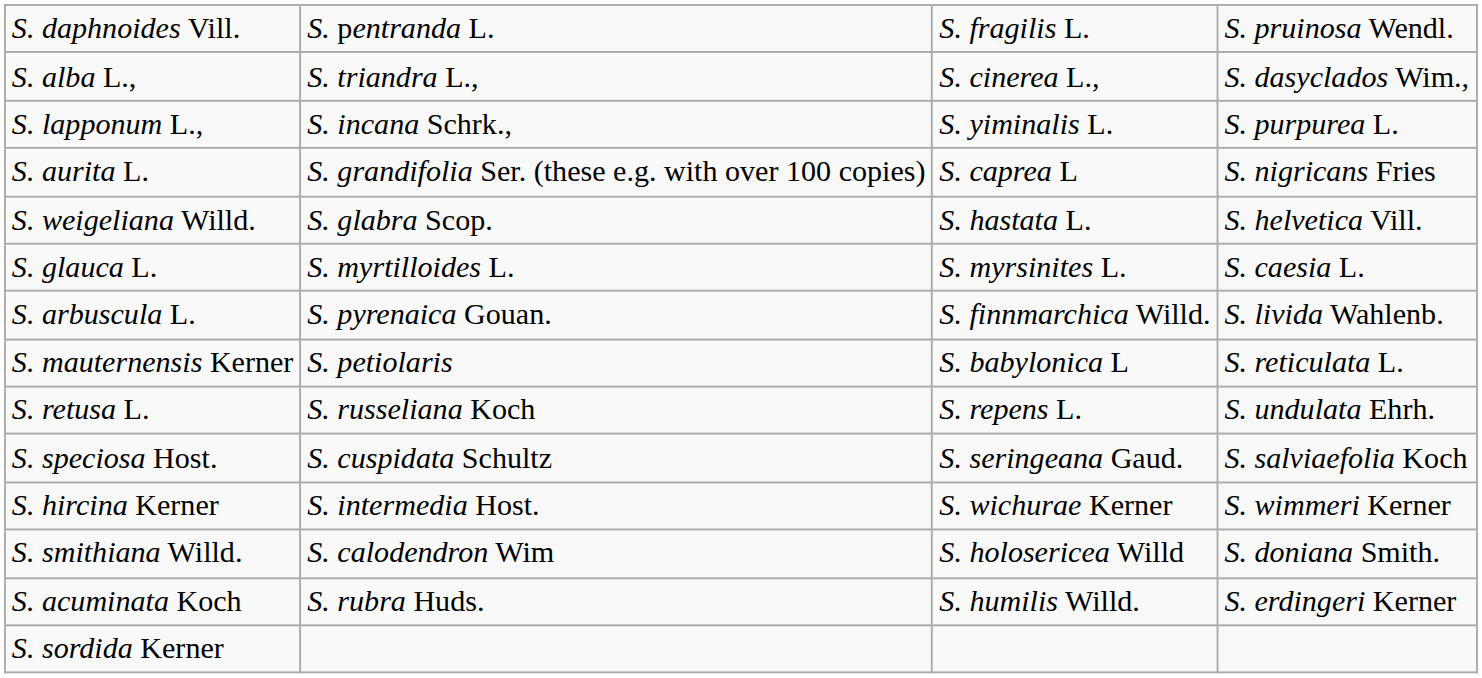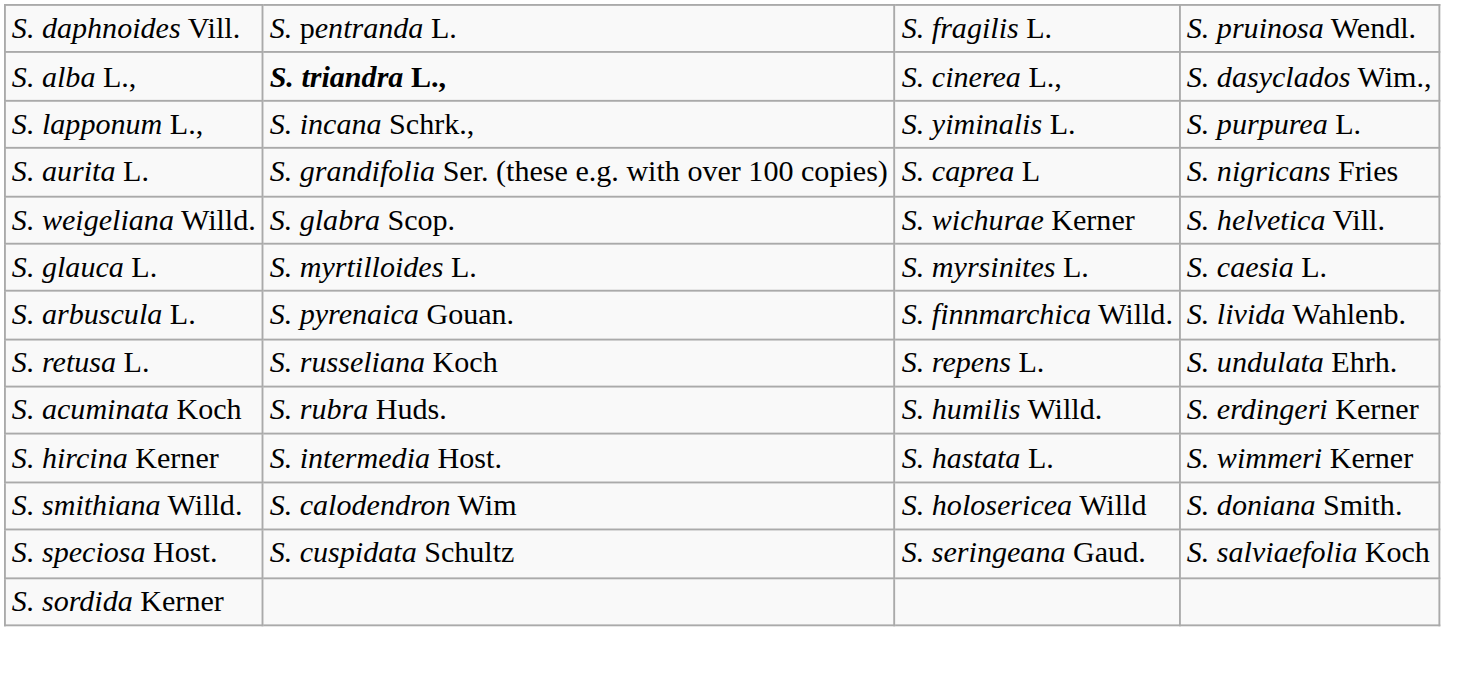(393, 76) normal -> (358, 76) bold
(1015, 219) S. hastata L. -> (1018, 219) S. wichurae Kerner
- row: (153, 362)
rows swapped: (115, 457) <-> (127, 600)
(1056, 505) S. wichurae Kerner -> (978, 457) S. hastata L.
